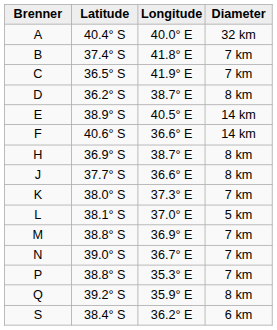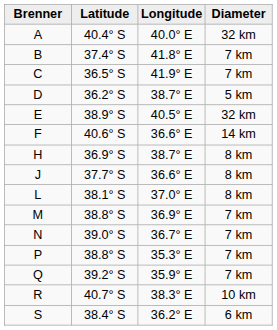(239, 94) 8 km -> (239, 94) 5 km
(239, 114) 14 km -> (239, 114) 32 km
- row: (38, 194)
(239, 214) 5 km -> (239, 194) 8 km
(239, 295) 8 km -> (239, 275) 7 km
+ row: (38, 295)
